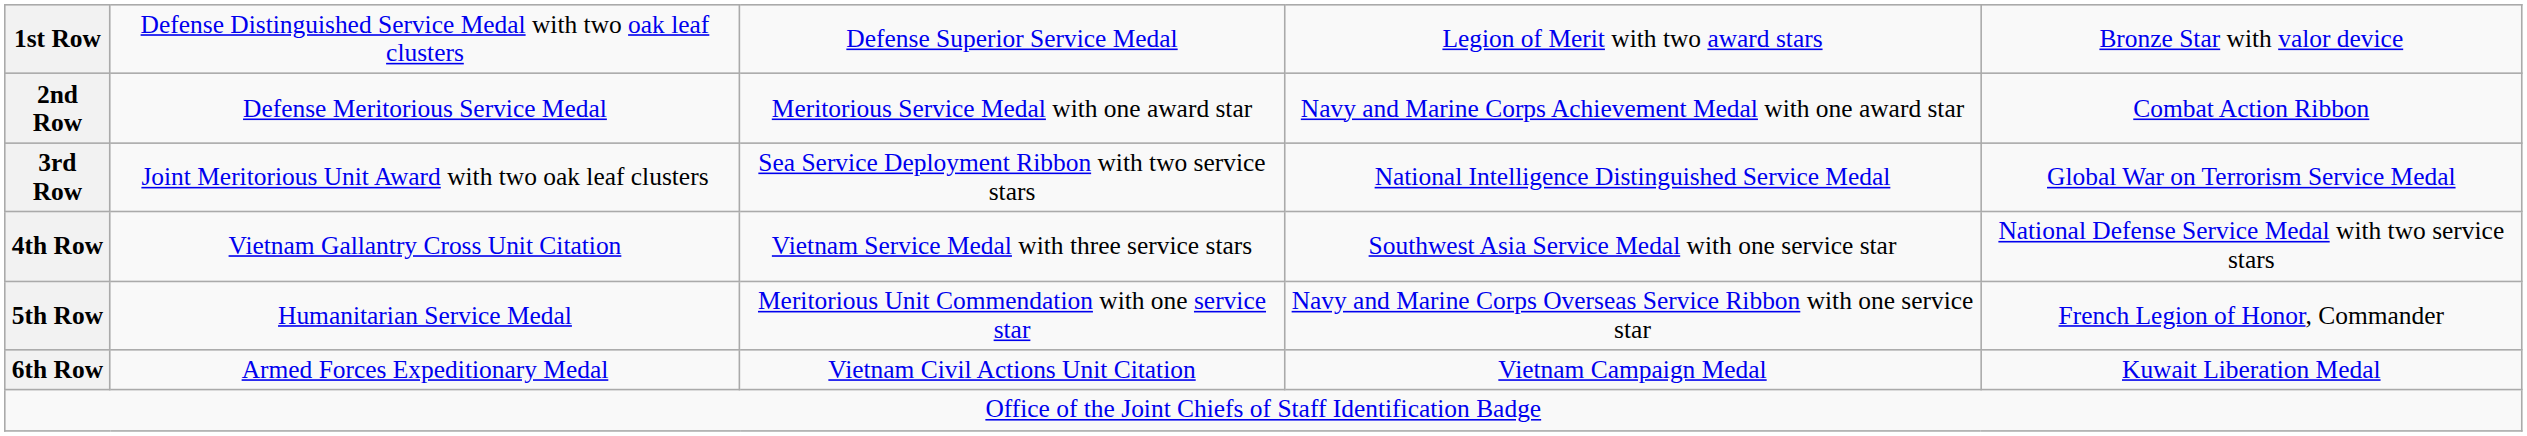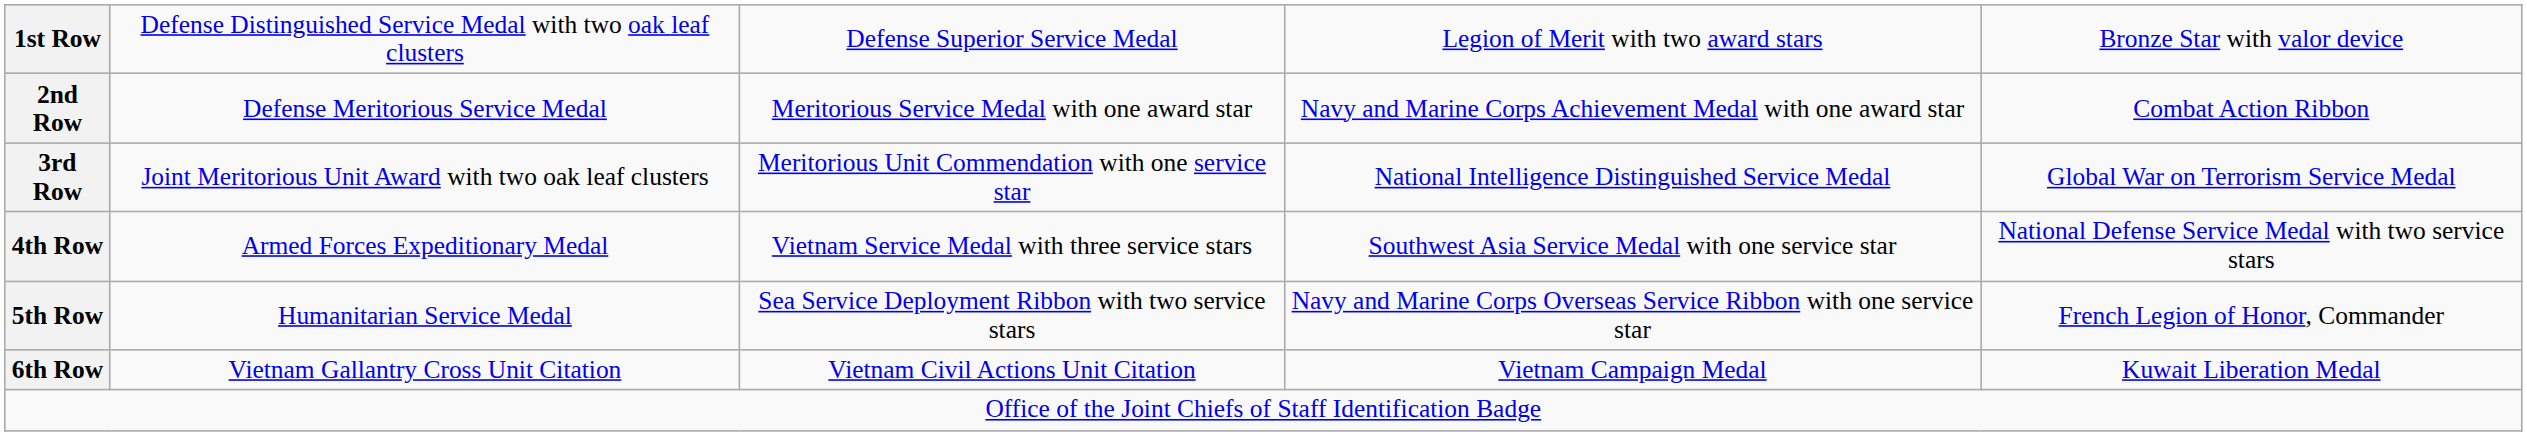(1012, 176) Sea Service Deployment Ribbon with two service stars -> (1012, 176) Meritorious Unit Commendation with one service star
(425, 245) Vietnam Gallantry Cross Unit Citation -> (425, 245) Armed Forces Expeditionary Medal
(1012, 314) Meritorious Unit Commendation with one service star -> (1012, 314) Sea Service Deployment Ribbon with two service stars
(425, 369) Armed Forces Expeditionary Medal -> (425, 369) Vietnam Gallantry Cross Unit Citation
